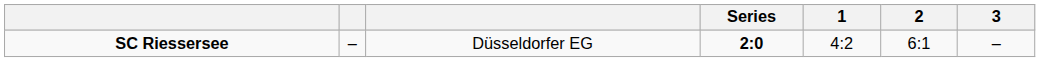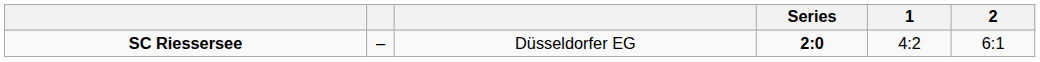- column: (996, 17)
